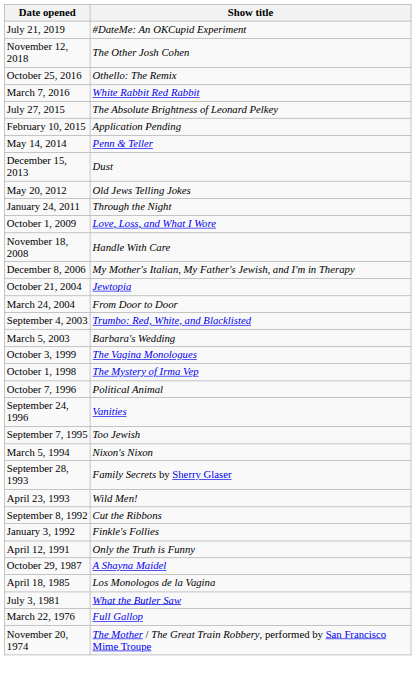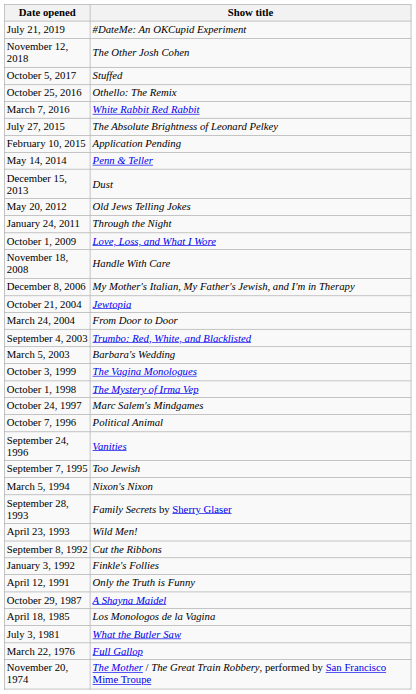+ row: (41, 76)
+ row: (44, 406)
